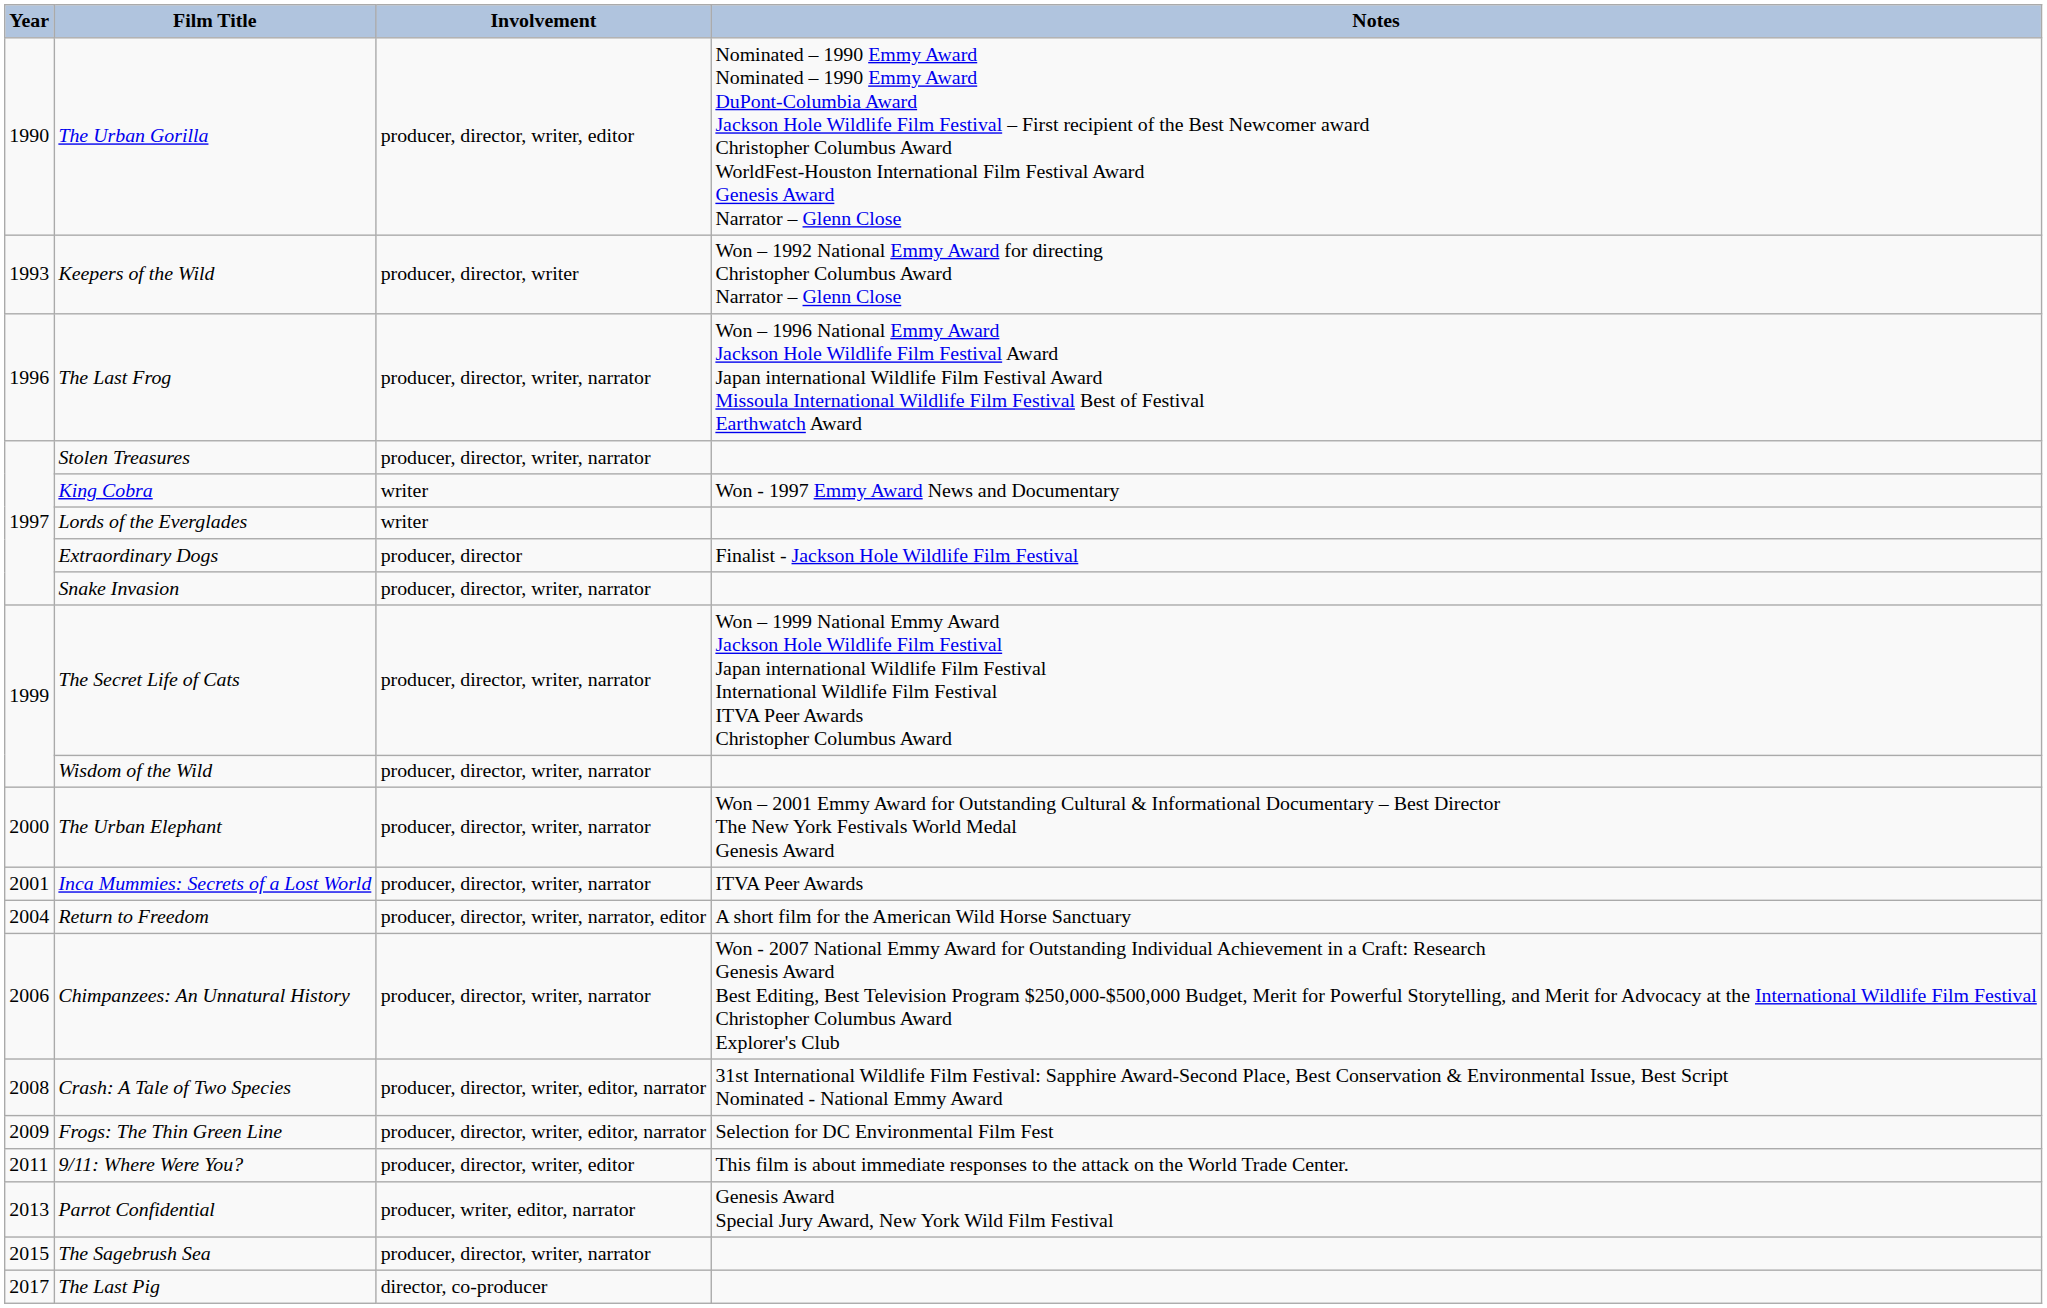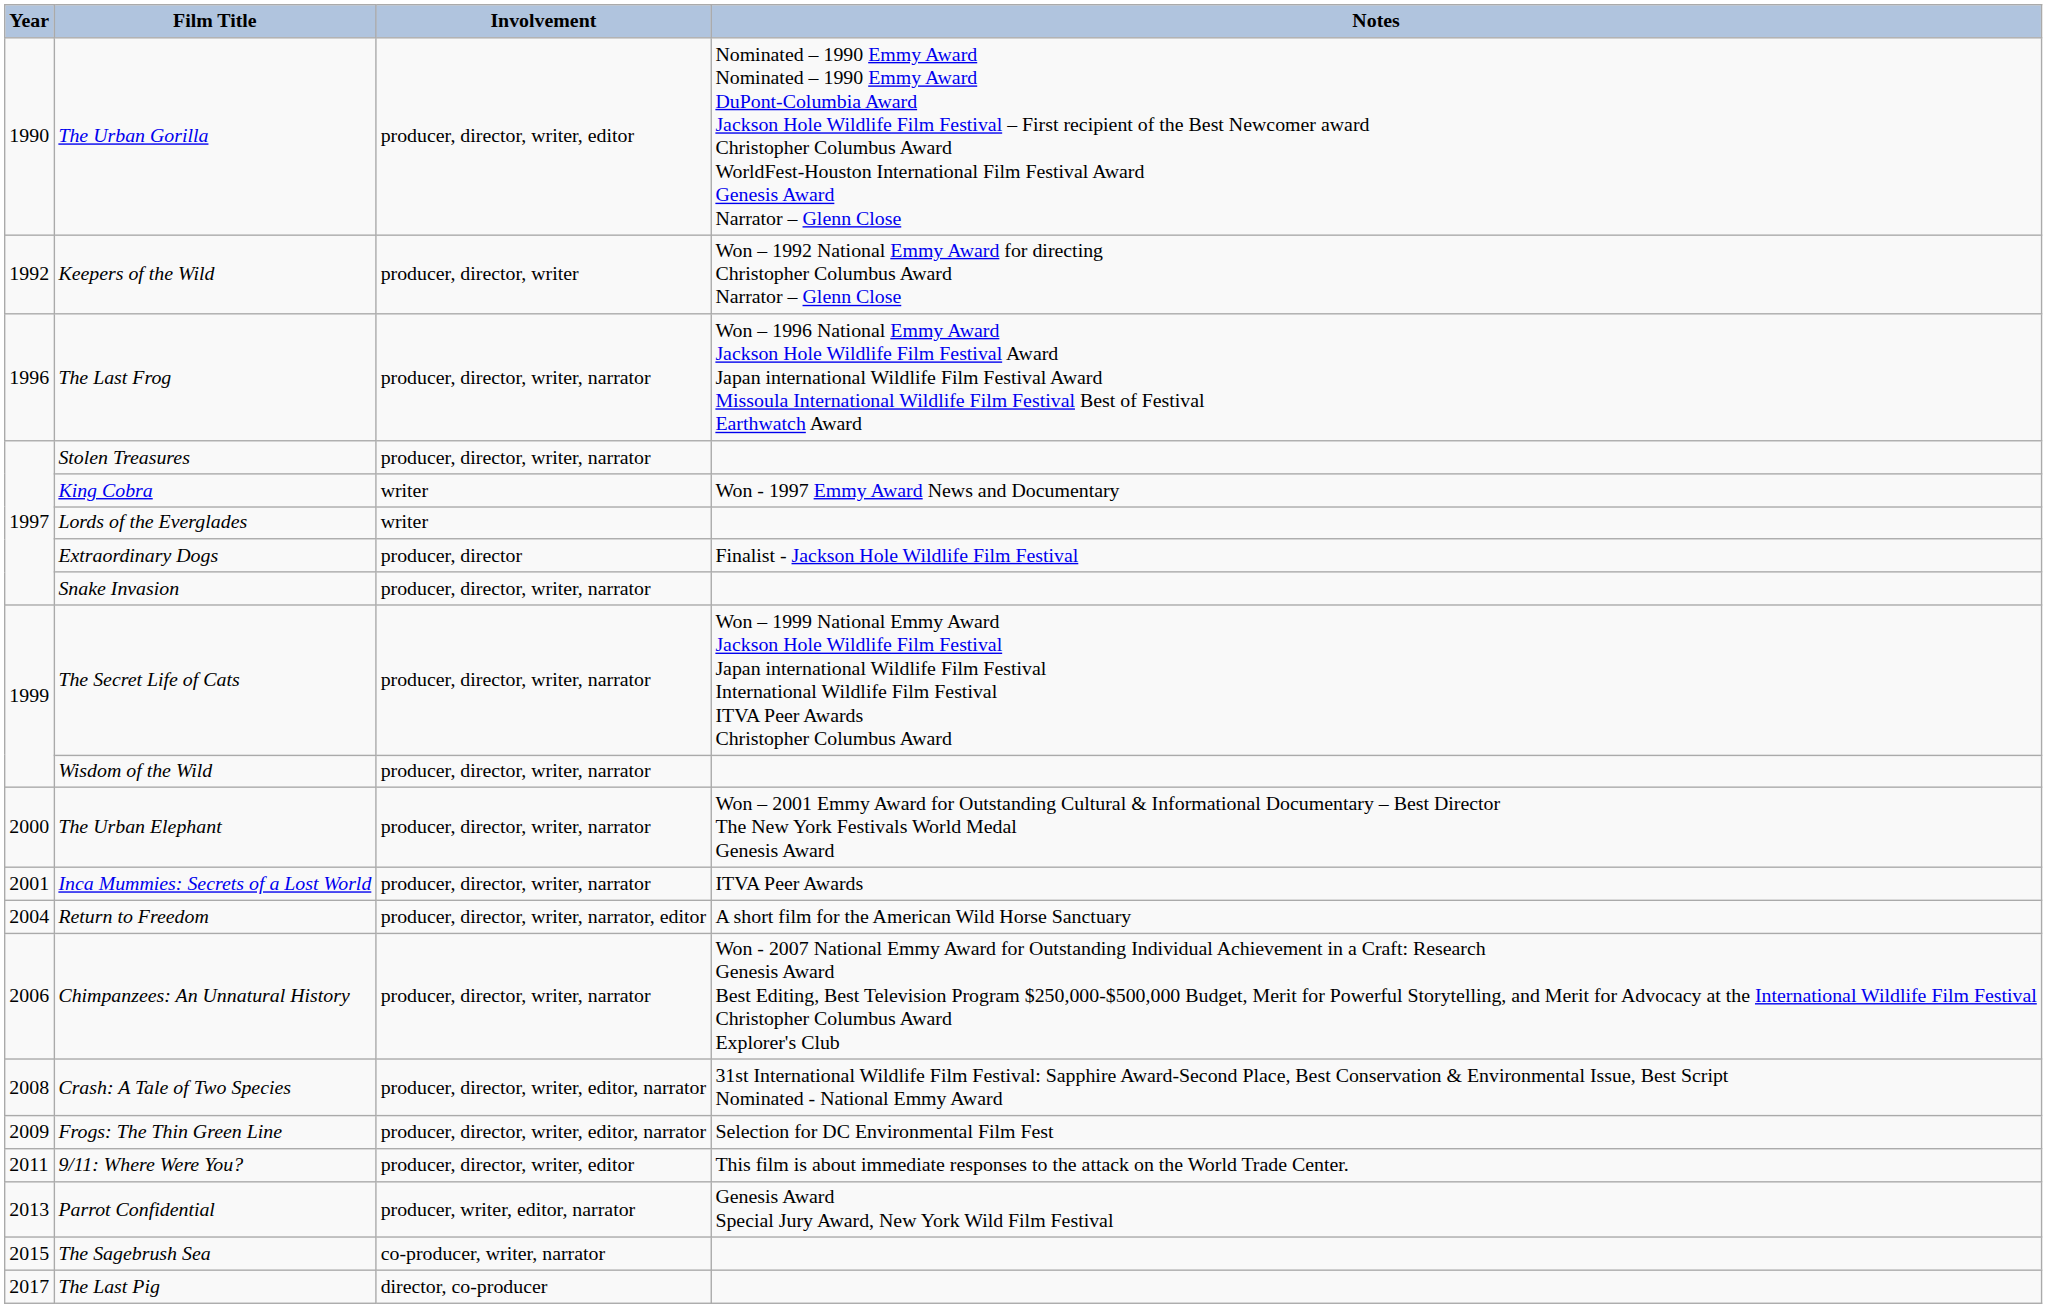(29, 274) 1993 -> (29, 274) 1992
(516, 1253) producer, director, writer, narrator -> (493, 1253) co-producer, writer, narrator
